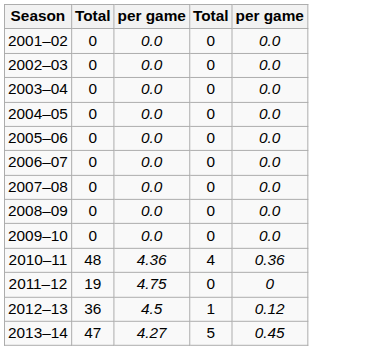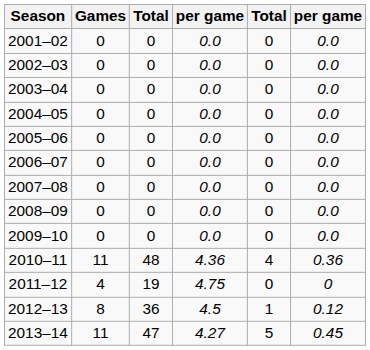+ column: (101, 16)
